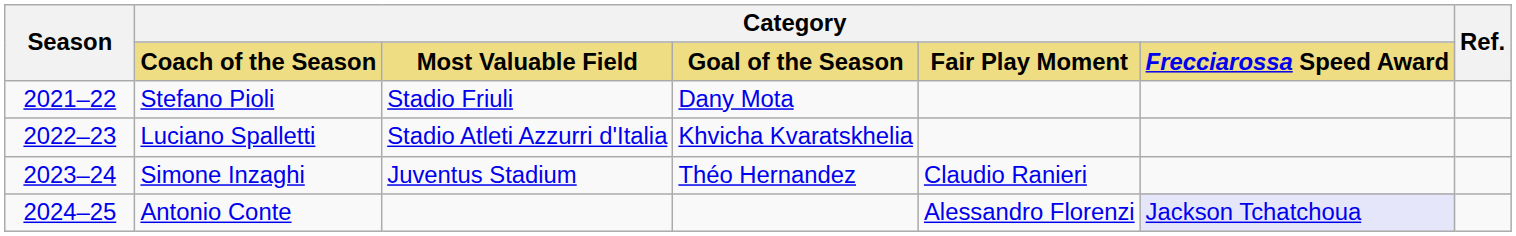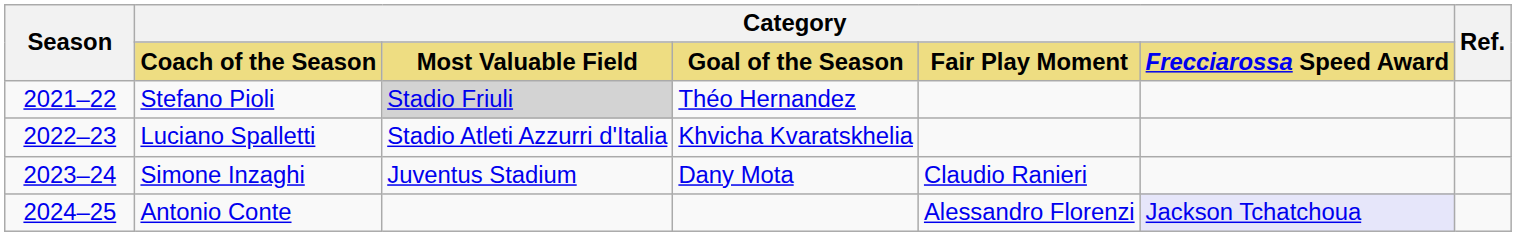(450, 99) no background -> (450, 99) lightgrey background
(736, 99) Dany Mota -> (767, 99) Théo Hernandez
(767, 174) Théo Hernandez -> (736, 174) Dany Mota
